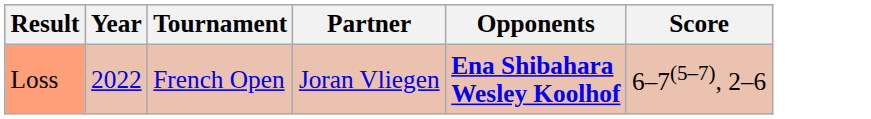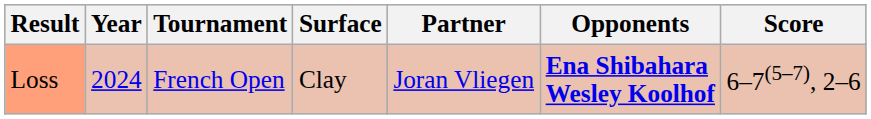+ column: (340, 24)
(116, 78) 2022 -> (116, 78) 2024
